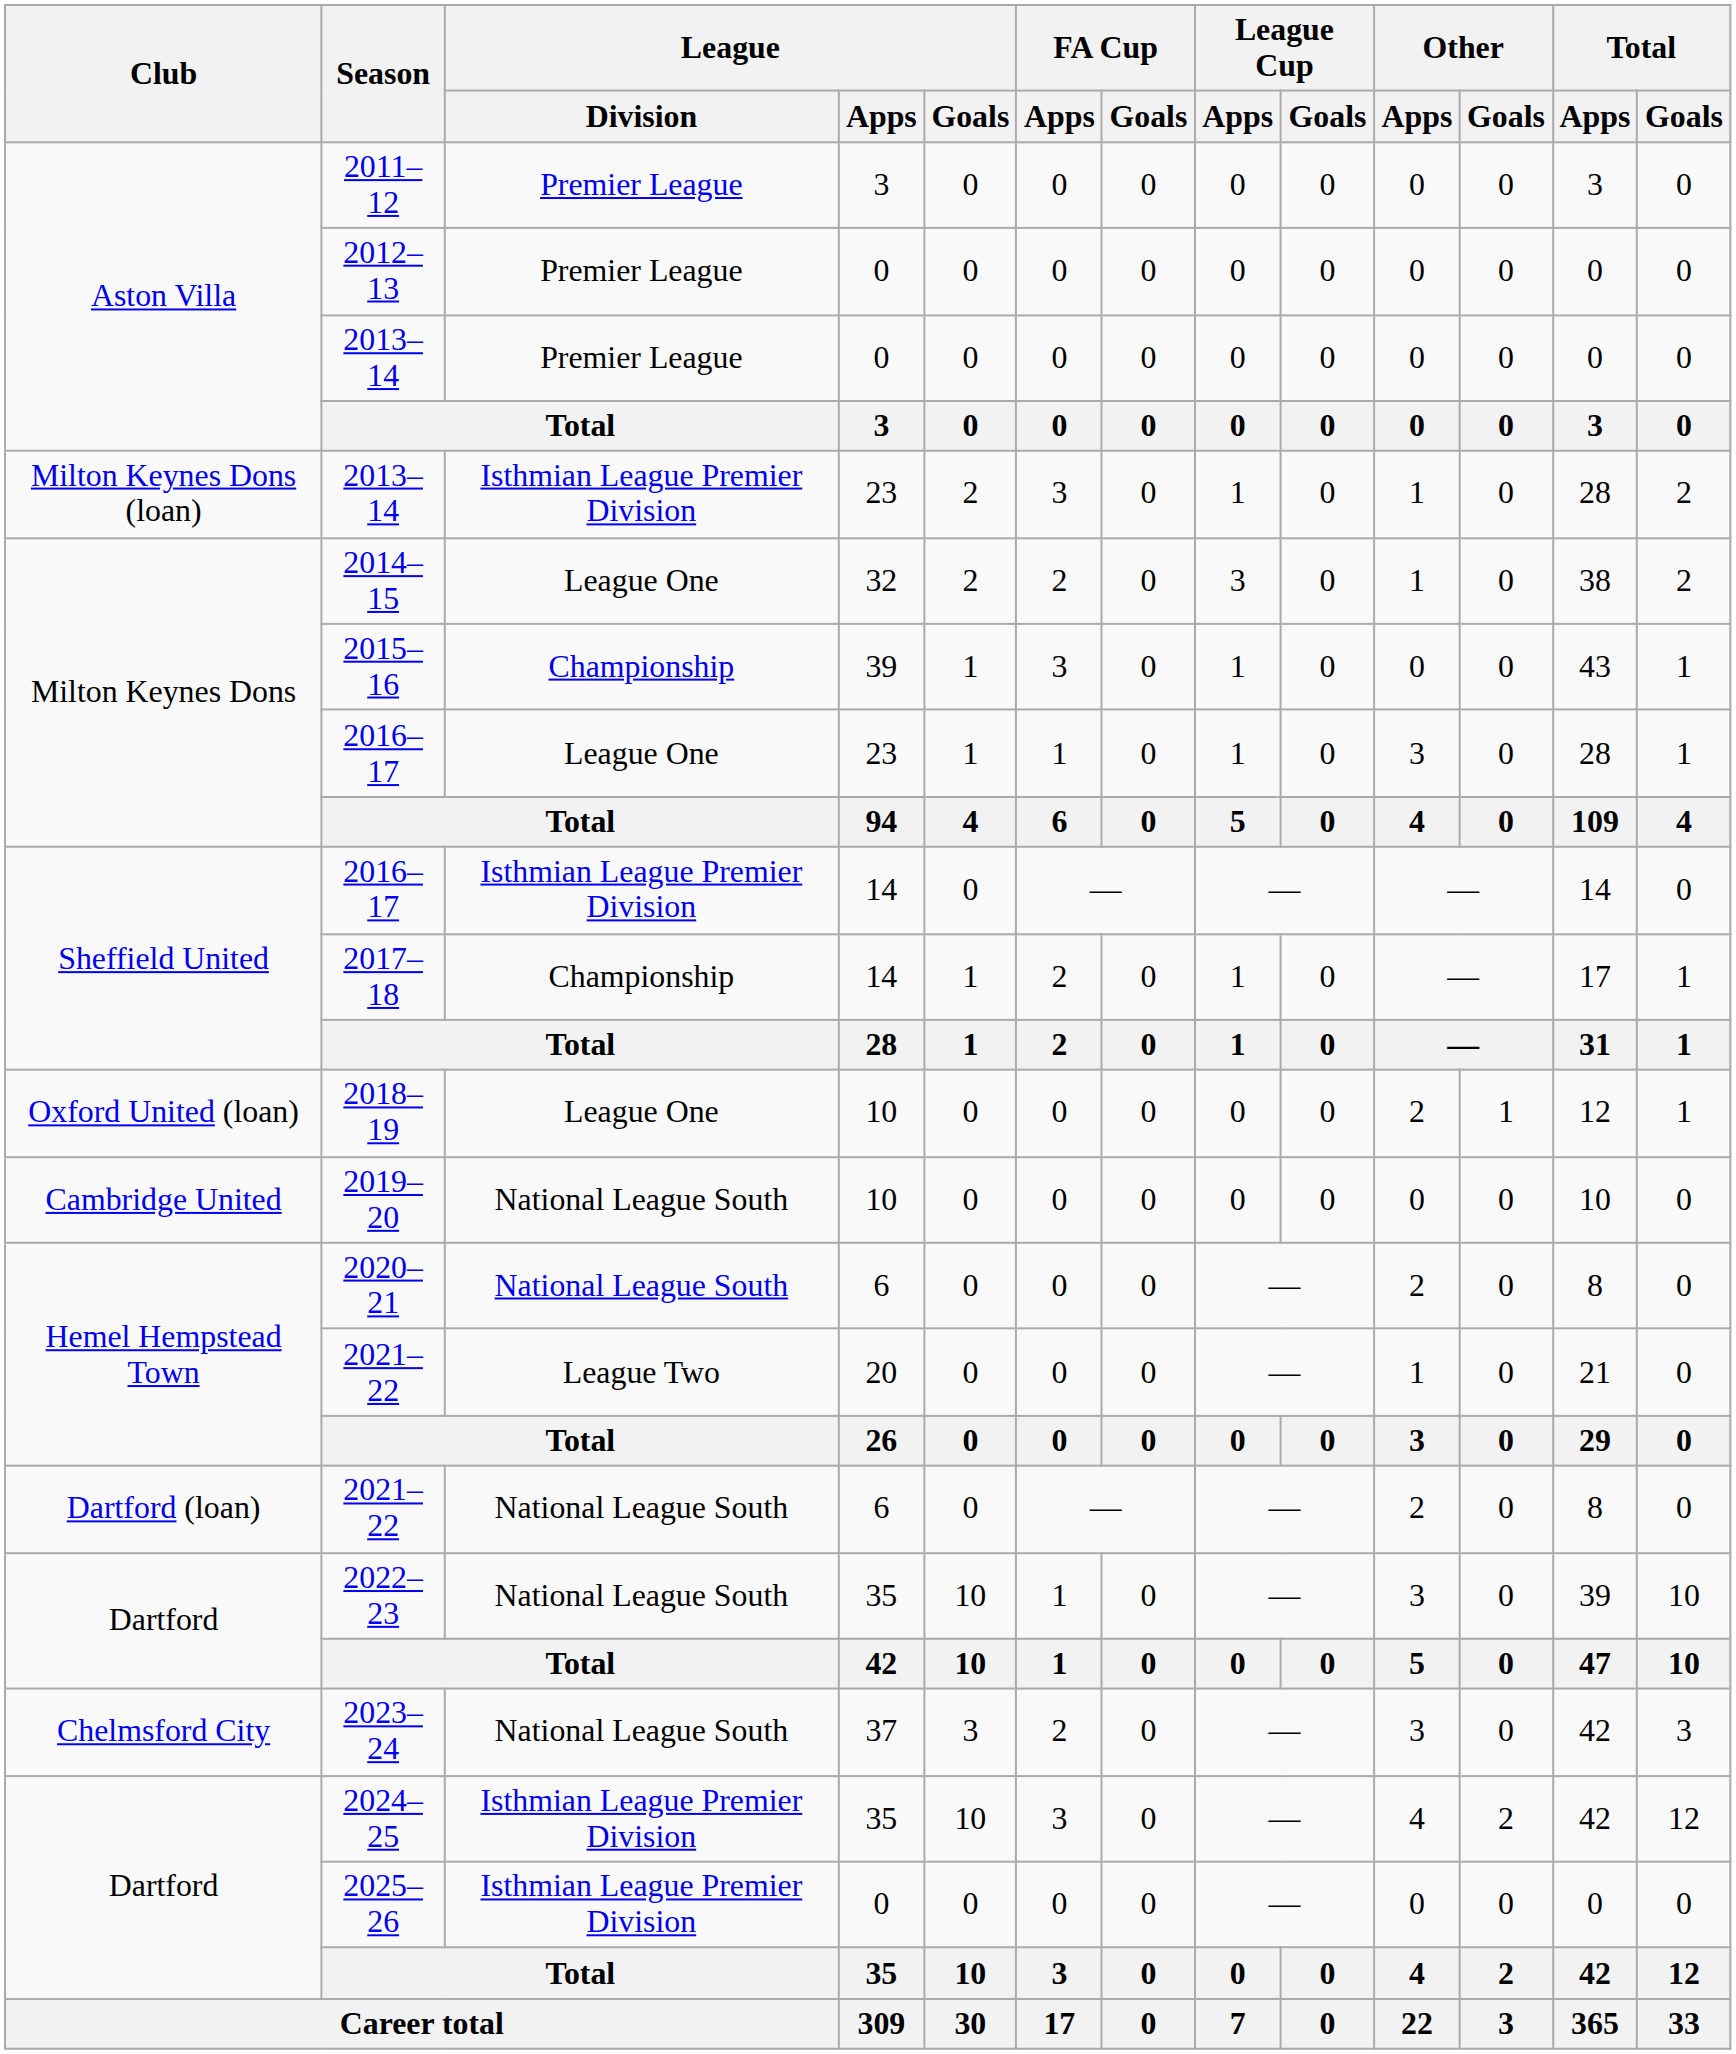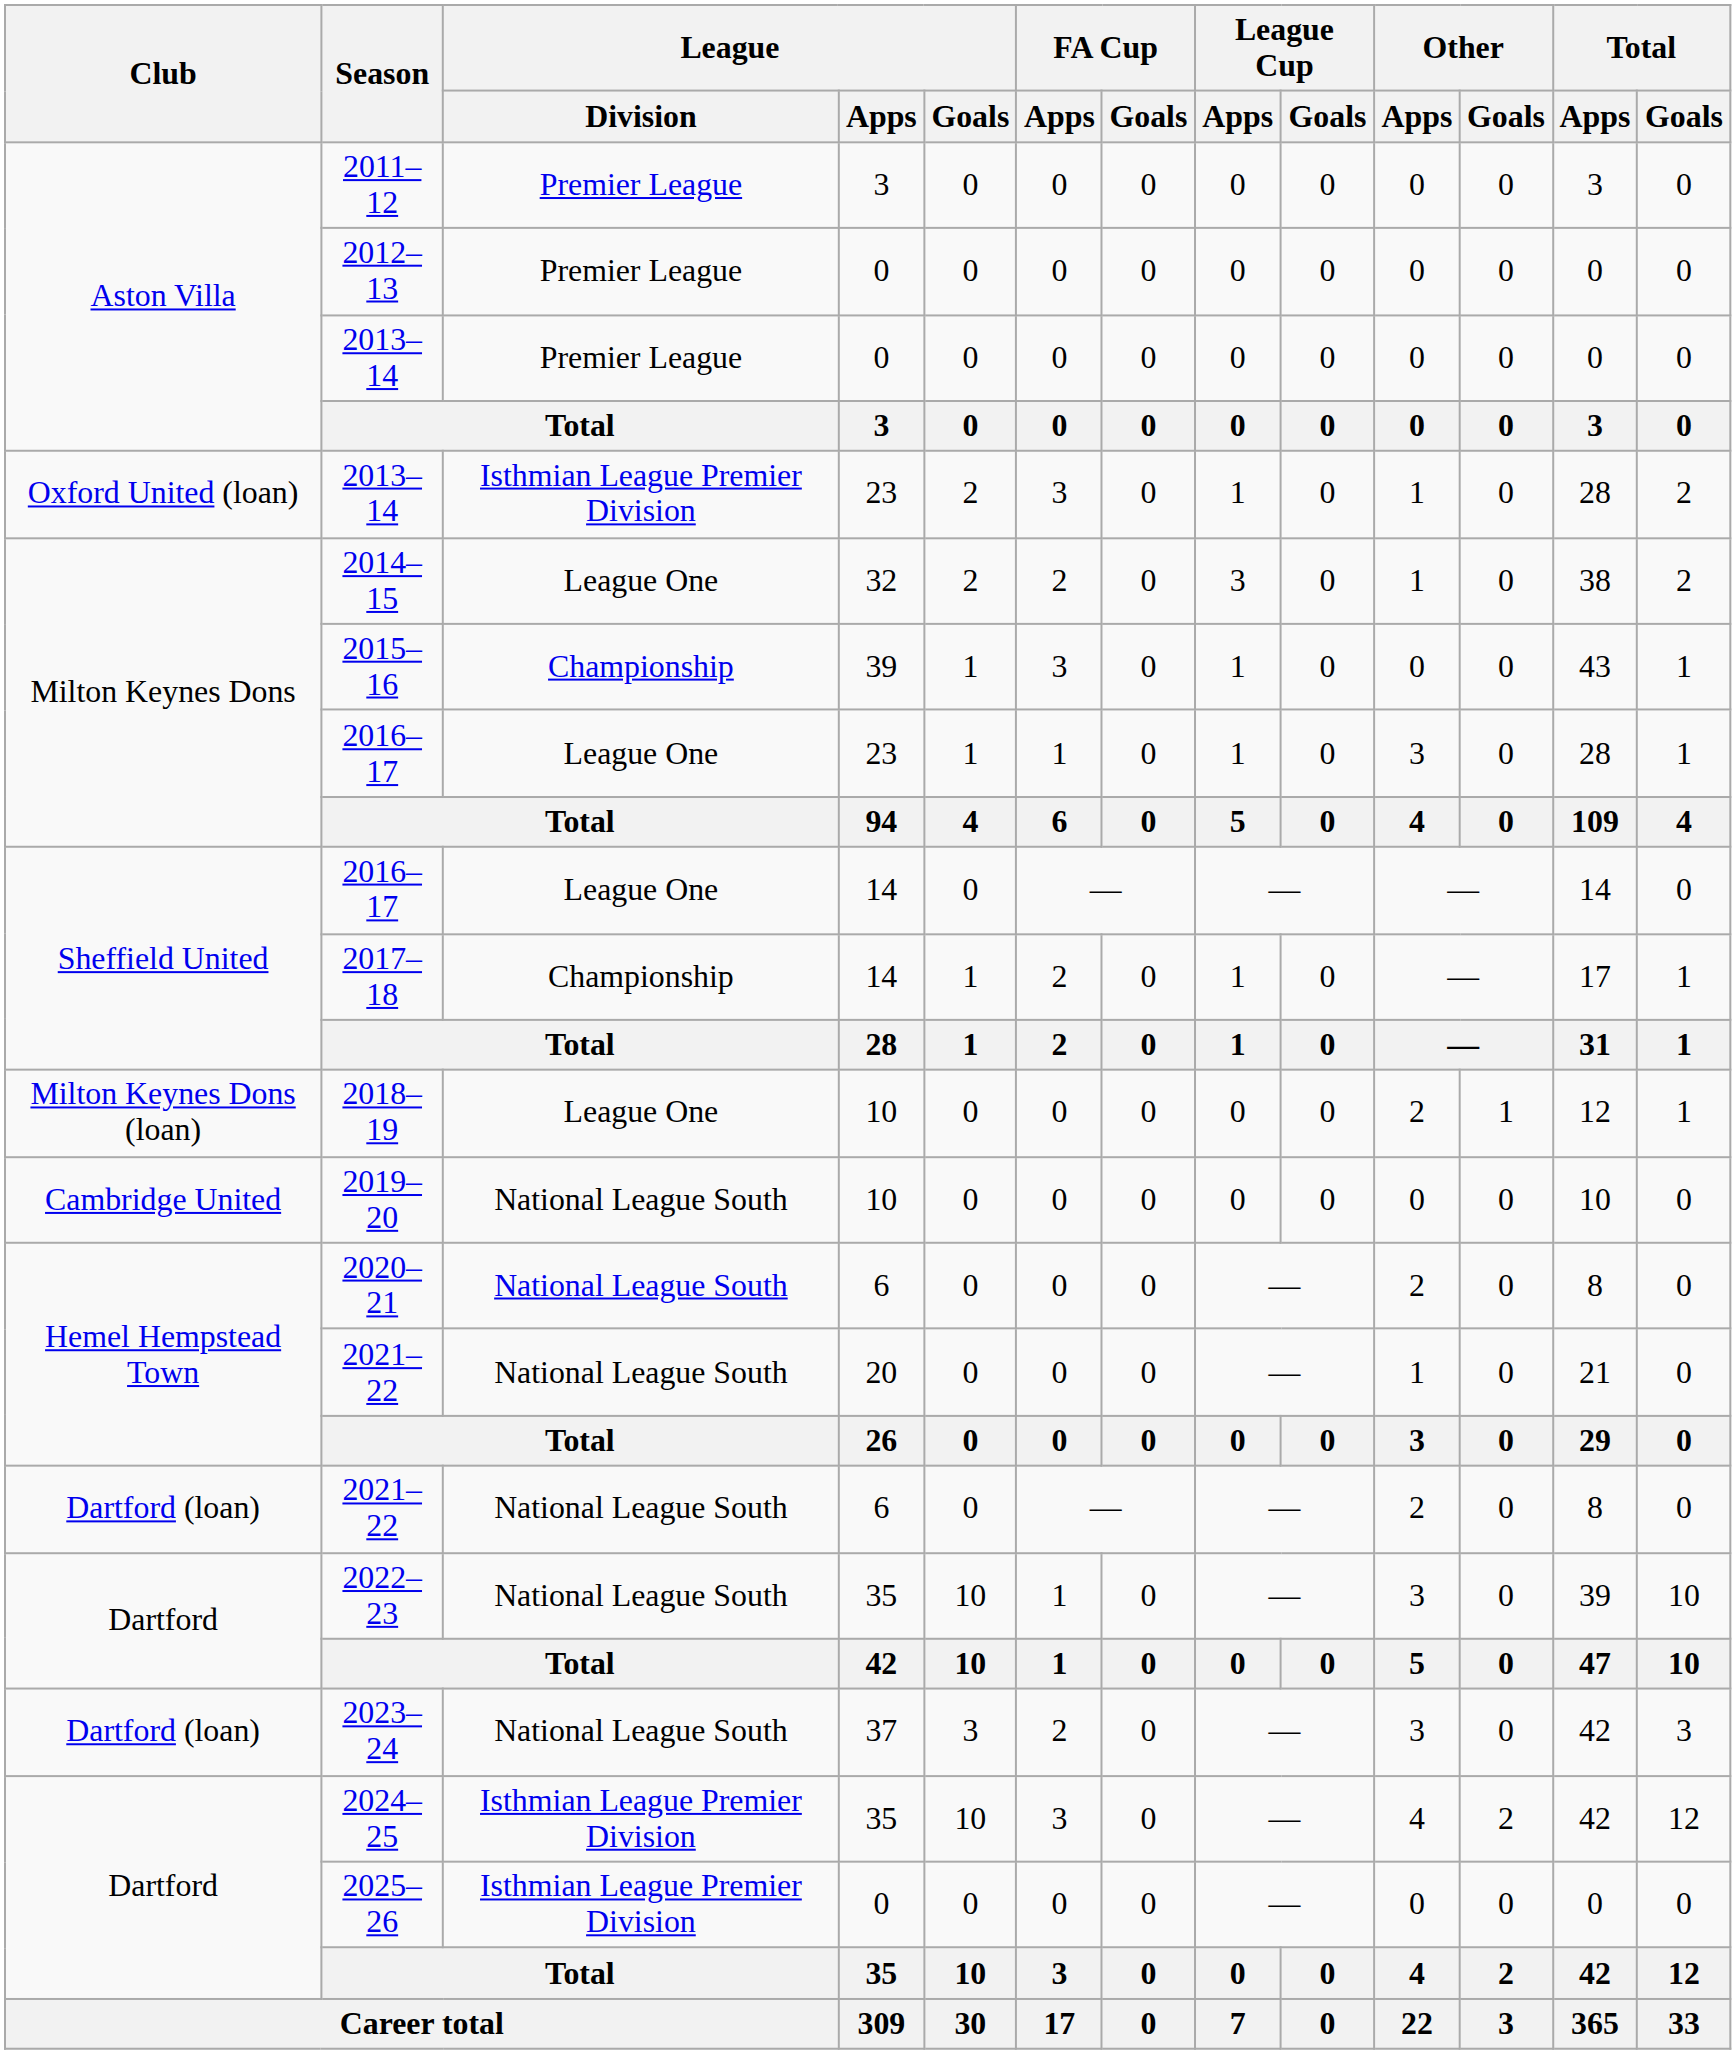(164, 493) Milton Keynes Dons (loan) -> (163, 493) Oxford United (loan)
(641, 889) Isthmian League Premier Division -> (641, 889) League One
(164, 1112) Oxford United (loan) -> (163, 1112) Milton Keynes Dons (loan)
(641, 1371) League Two -> (641, 1371) National League South
(164, 1731) Chelmsford City -> (163, 1731) Dartford (loan)
